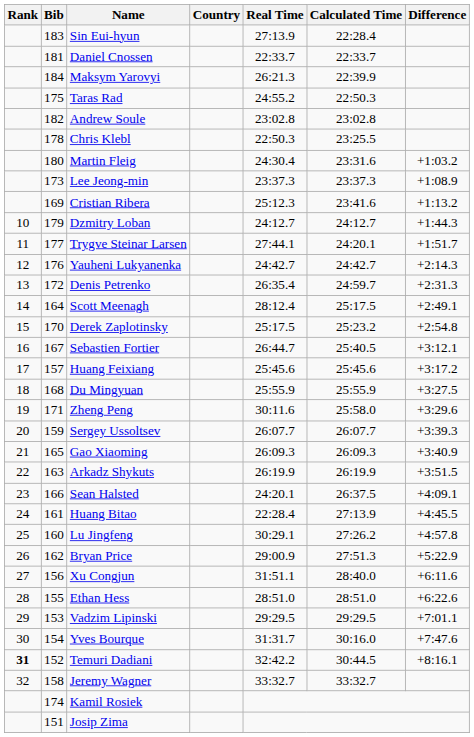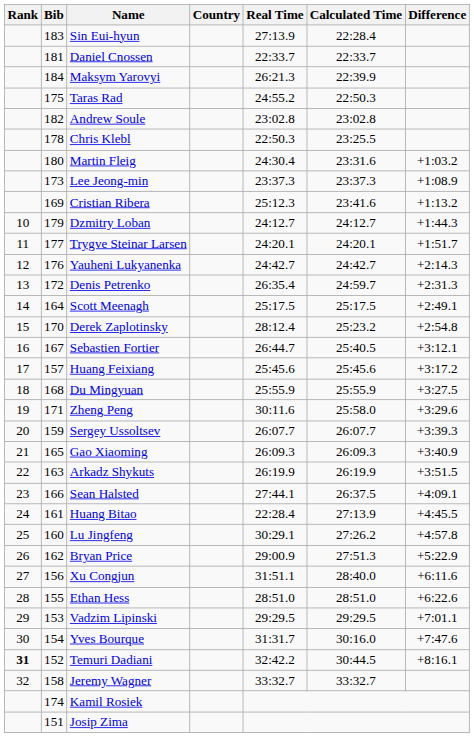(275, 243) 27:44.1 -> (275, 243) 24:20.1
(275, 306) 28:12.4 -> (275, 306) 25:17.5
(275, 327) 25:17.5 -> (275, 327) 28:12.4
(275, 493) 24:20.1 -> (275, 493) 27:44.1
